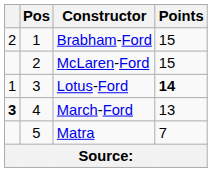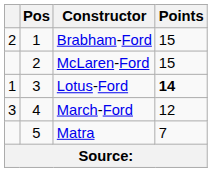(12, 110) bold -> (12, 110) normal
(167, 110) 13 -> (167, 110) 12
